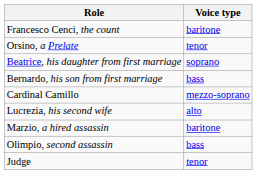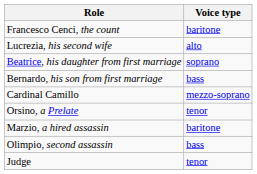rows swapped: (59, 111) <-> (42, 45)
